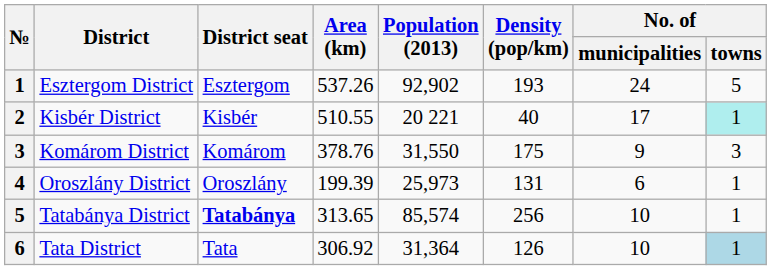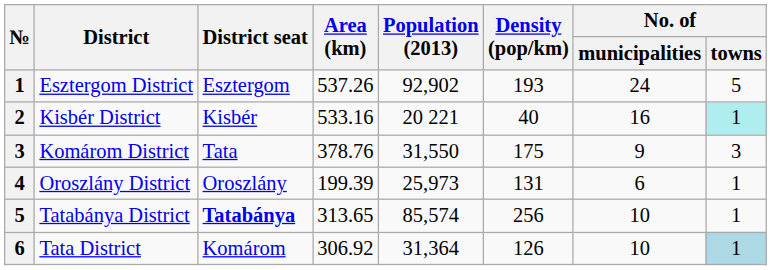(345, 118) 510.55 -> (345, 118) 533.16
(640, 118) 17 -> (640, 118) 16
(244, 150) Komárom -> (220, 150) Tata
(220, 248) Tata -> (244, 248) Komárom
